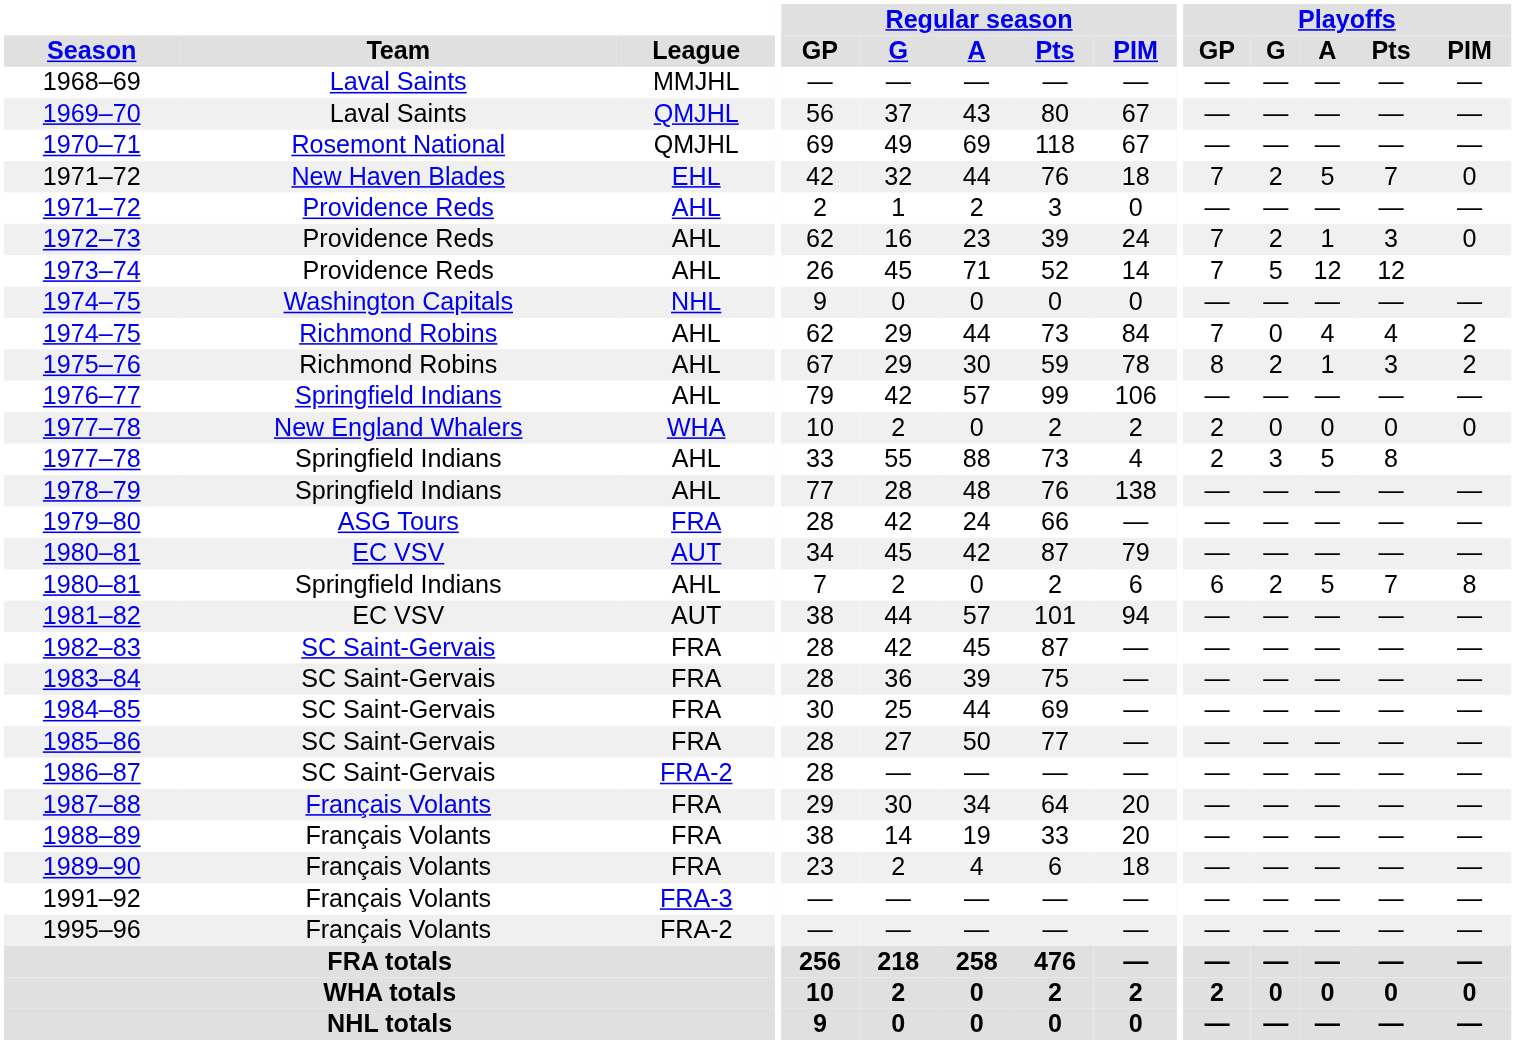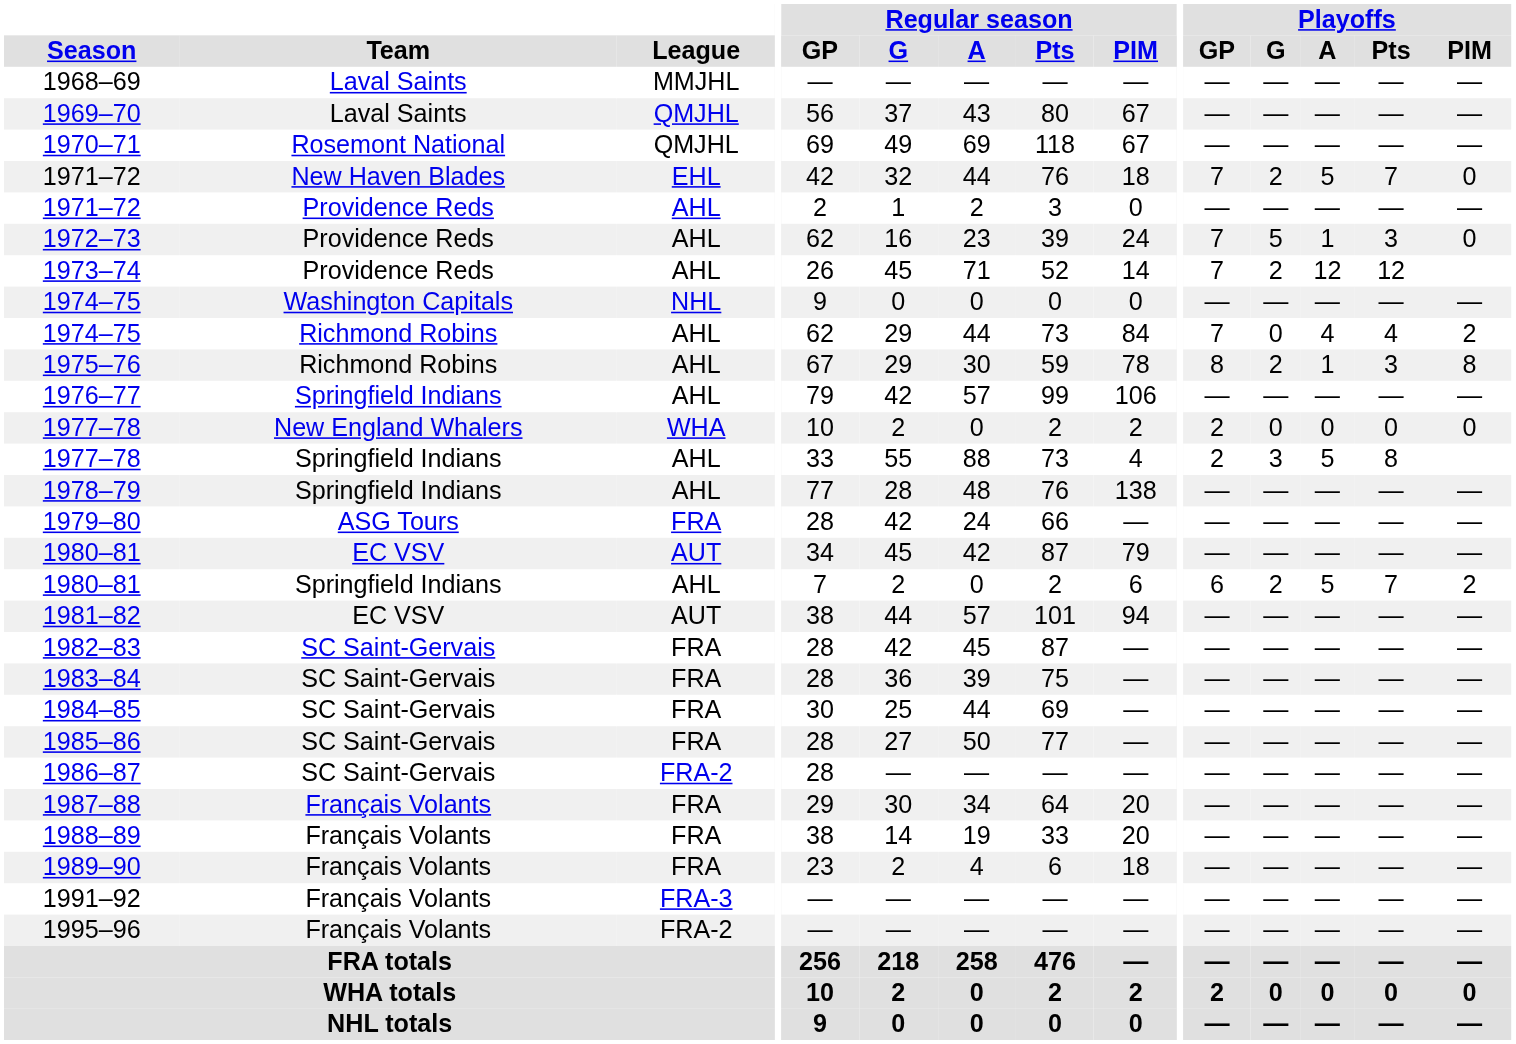(1276, 239) 2 -> (1276, 239) 5
(1276, 270) 5 -> (1276, 270) 2
(1469, 364) 2 -> (1469, 364) 8
(1469, 584) 8 -> (1469, 584) 2
